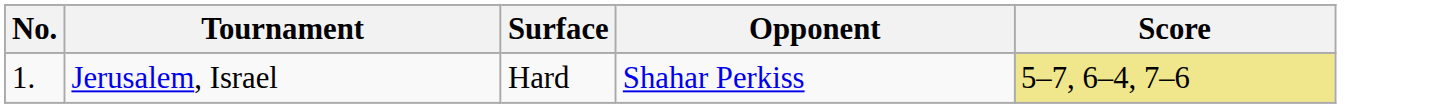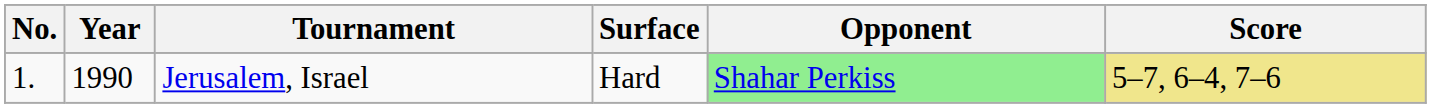+ column: (110, 28)
(714, 77) no background -> (805, 77) lightgreen background
